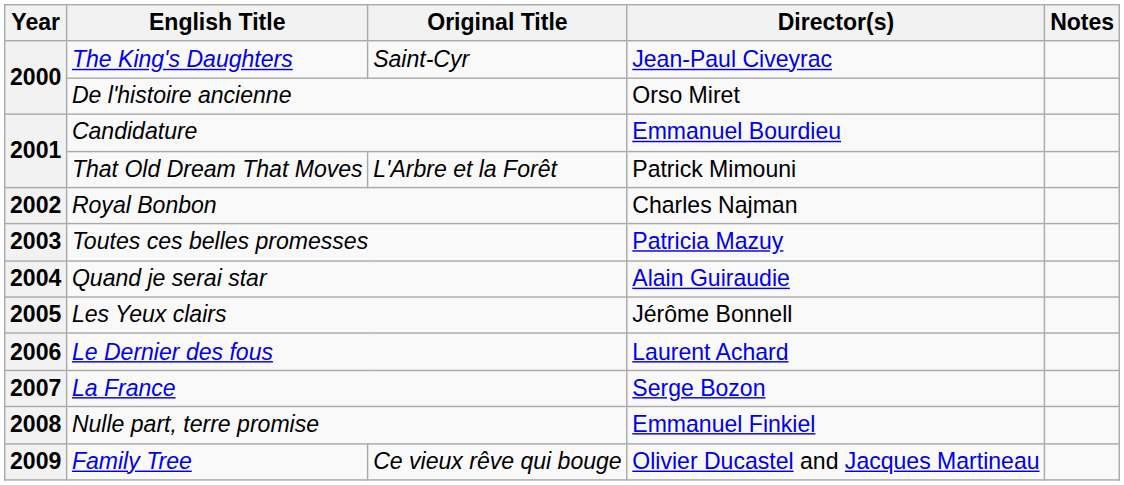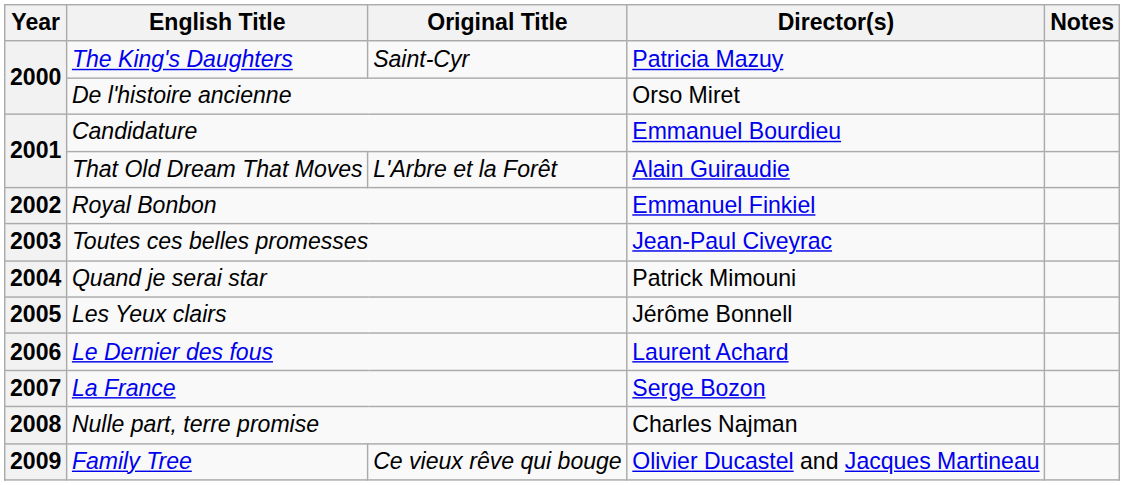(732, 59) Jean-Paul Civeyrac -> (708, 59) Patricia Mazuy
(714, 168) Patrick Mimouni -> (711, 168) Alain Guiraudie
(715, 205) Charles Najman -> (724, 205) Emmanuel Finkiel
(708, 242) Patricia Mazuy -> (732, 242) Jean-Paul Civeyrac
(711, 278) Alain Guiraudie -> (714, 278) Patrick Mimouni
(724, 424) Emmanuel Finkiel -> (715, 424) Charles Najman
